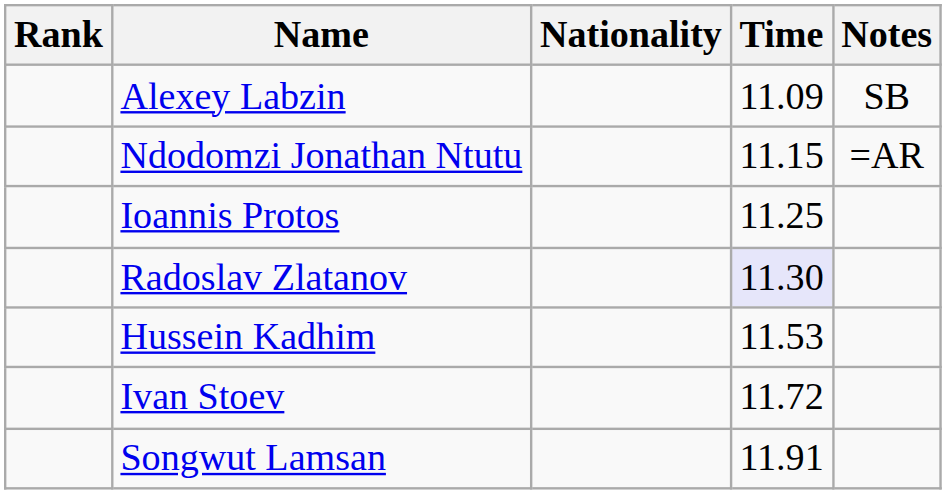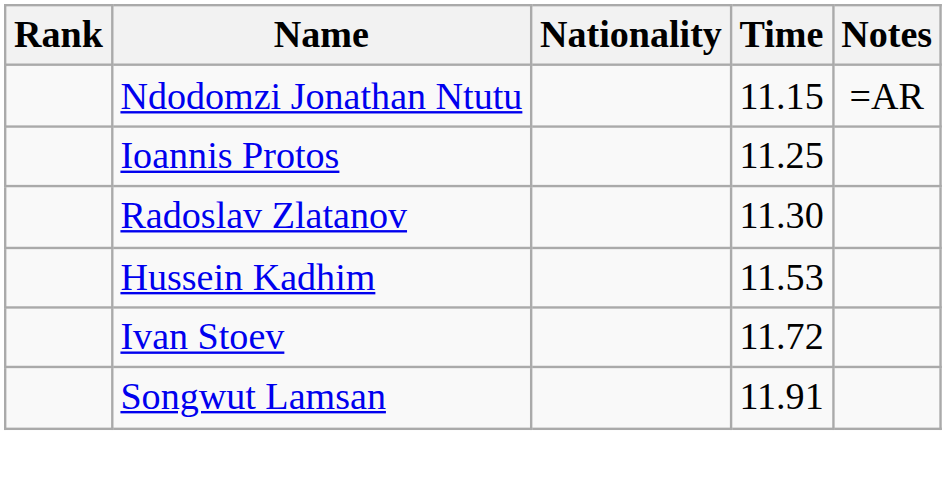- row: (233, 95)
(782, 276) lavender background -> (782, 215) no background
